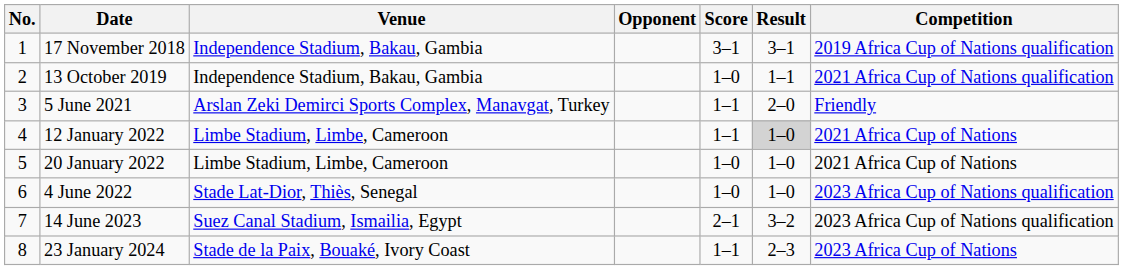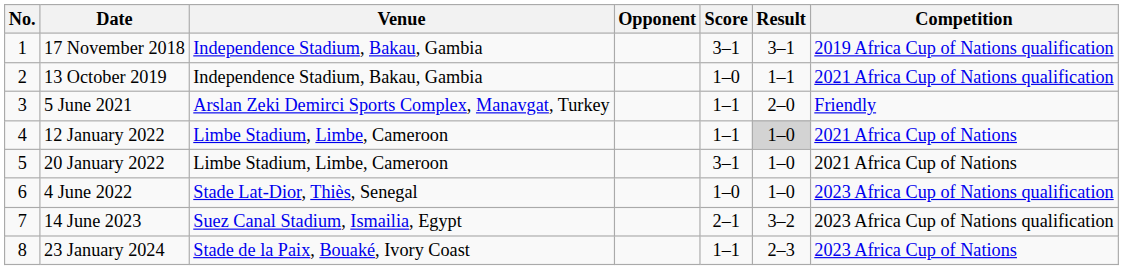(726, 163) 1–0 -> (726, 163) 3–1
